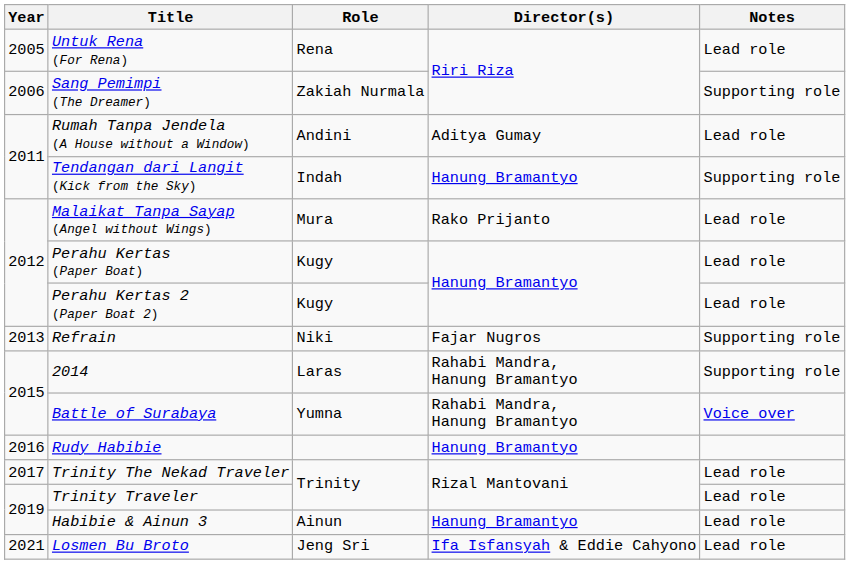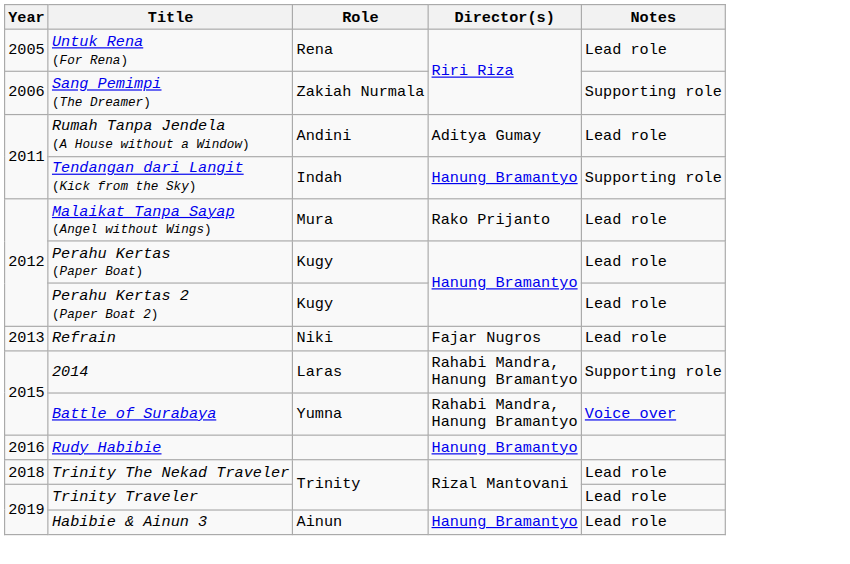(772, 338) Supporting role -> (626, 338) Lead role
(26, 472) 2017 -> (26, 472) 2018
- row: (120, 547)
